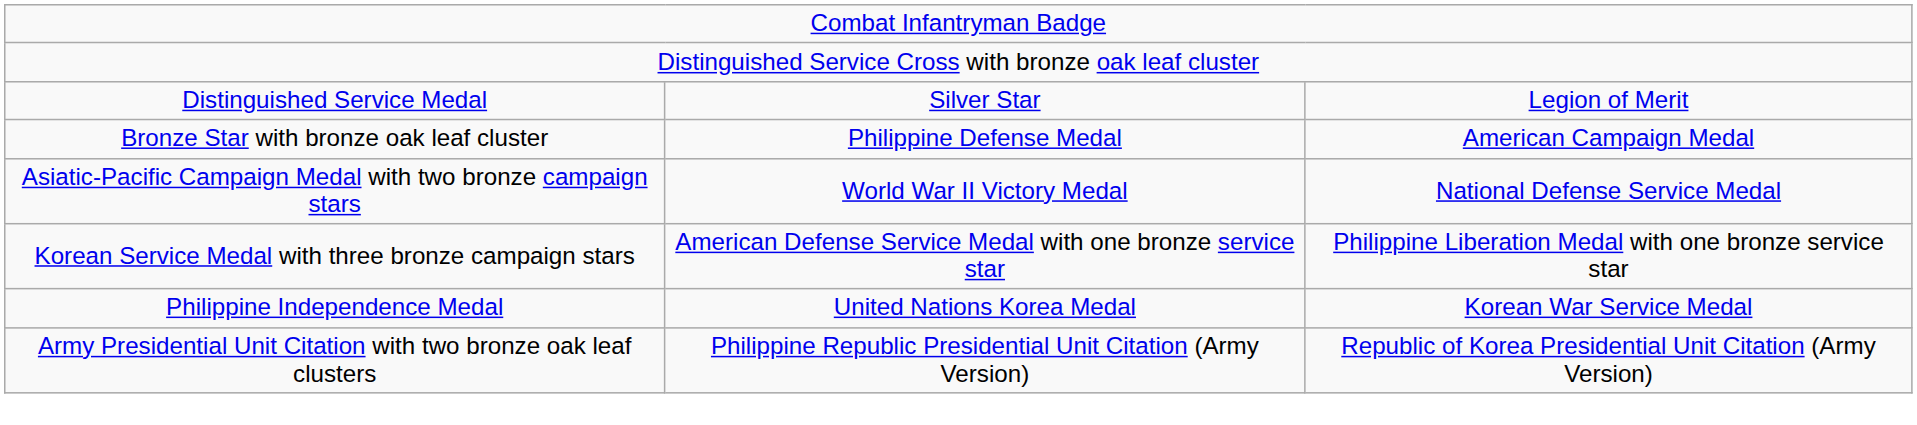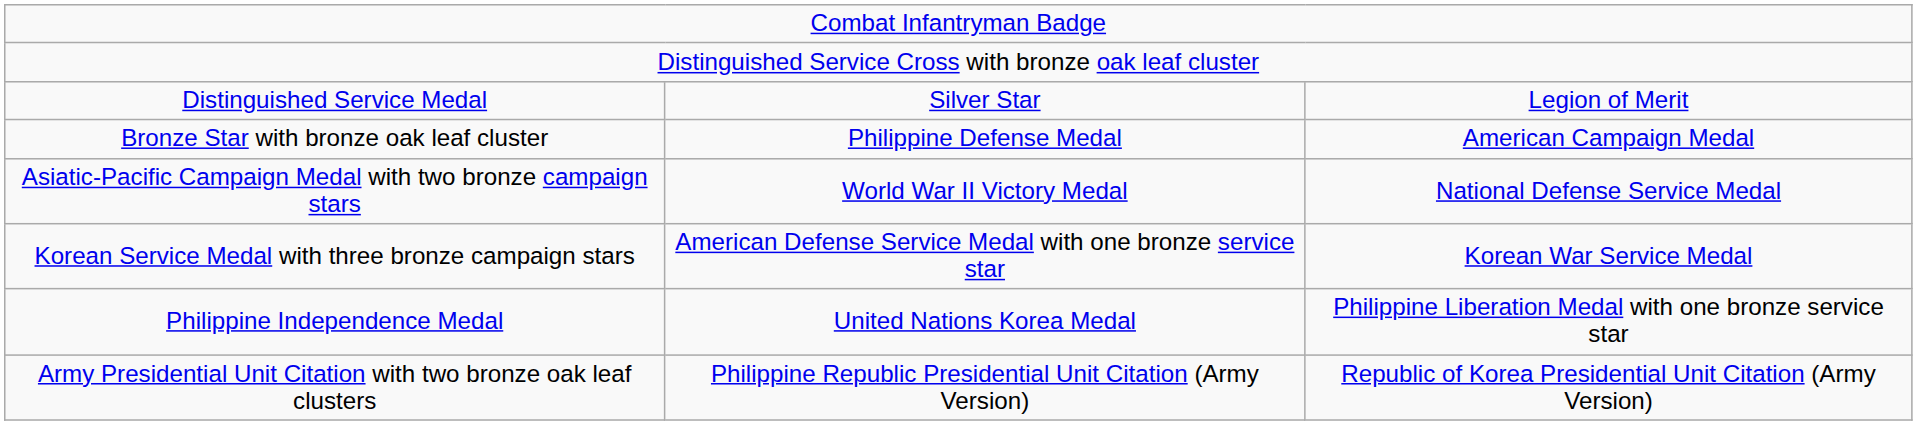(1609, 256) Philippine Liberation Medal with one bronze service star -> (1609, 256) Korean War Service Medal
(1609, 307) Korean War Service Medal -> (1609, 321) Philippine Liberation Medal with one bronze service star
